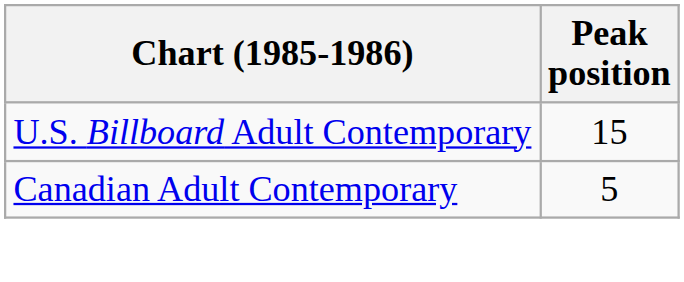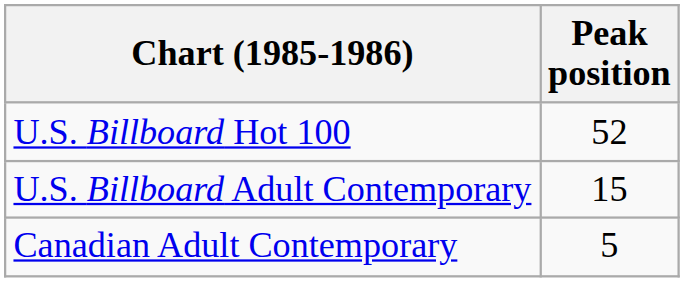+ row: (182, 131)
